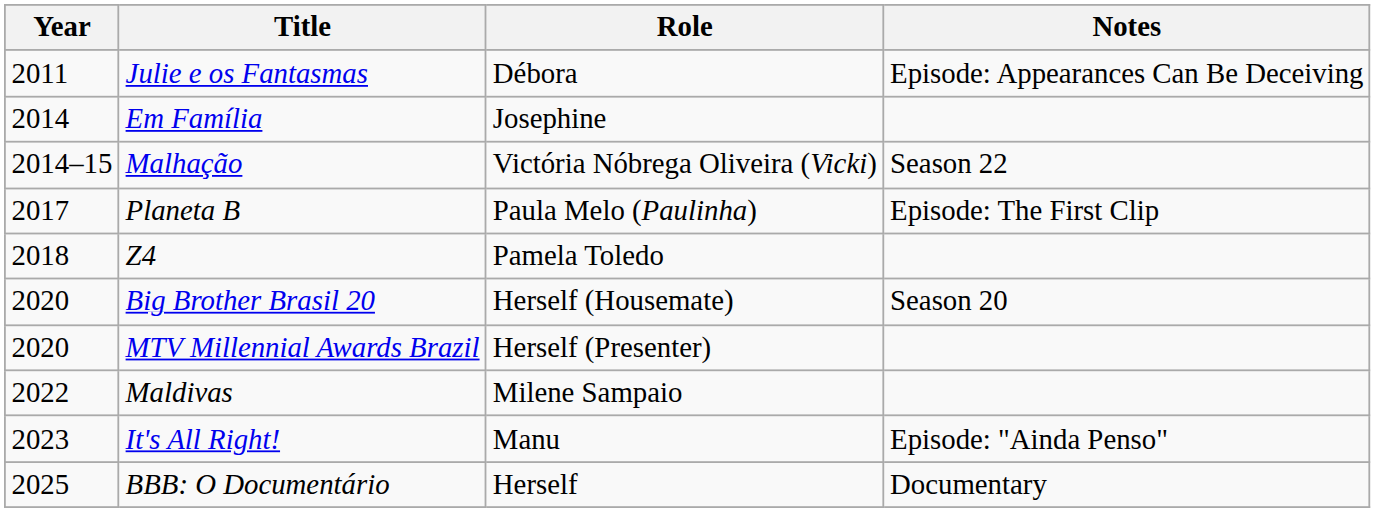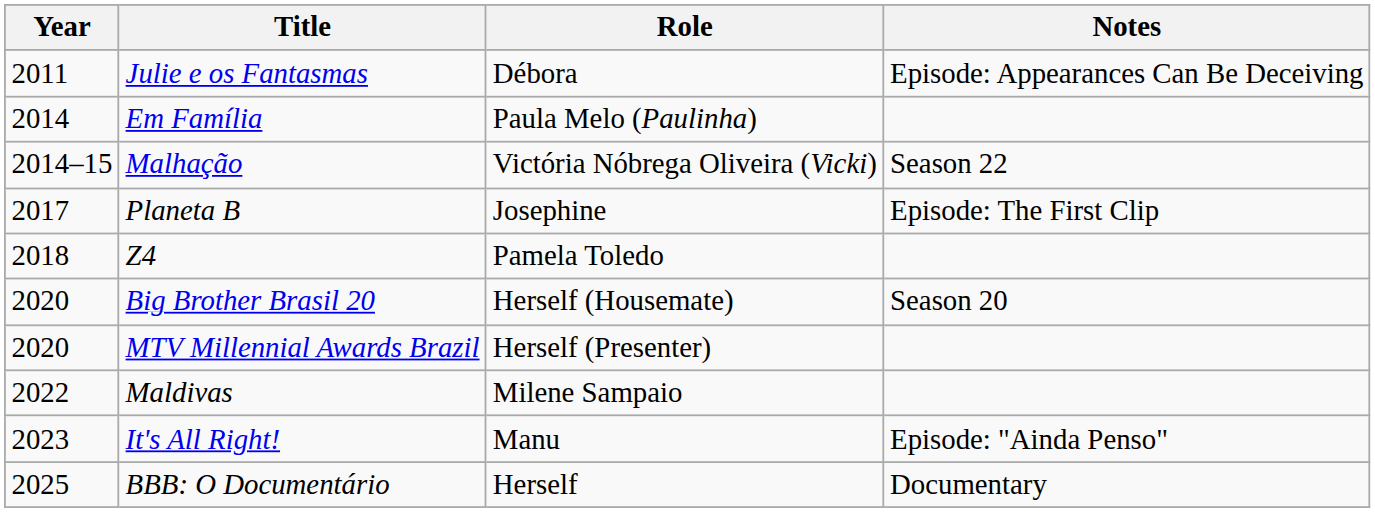(550, 118) Josephine -> (625, 118) Paula Melo (Paulinha)
(625, 210) Paula Melo (Paulinha) -> (550, 210) Josephine
